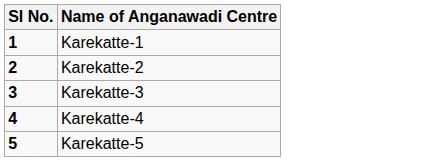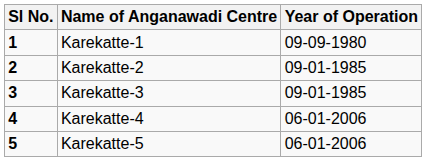+ column: (351, 17)
